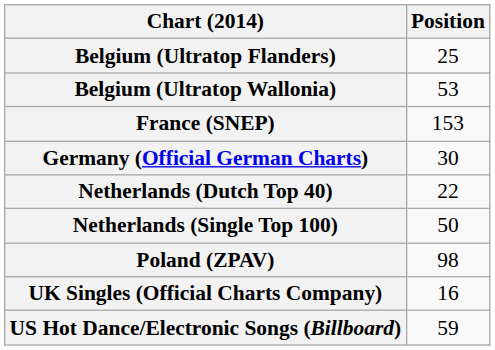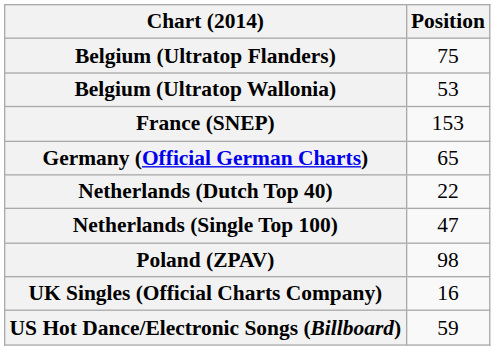(448, 55) 25 -> (448, 55) 75
(448, 157) 30 -> (448, 157) 65
(448, 225) 50 -> (448, 225) 47
